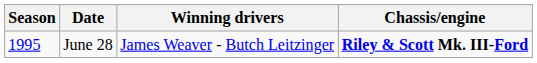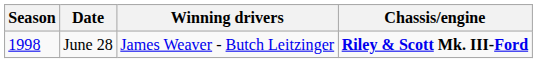(24, 44) 1995 -> (24, 44) 1998
